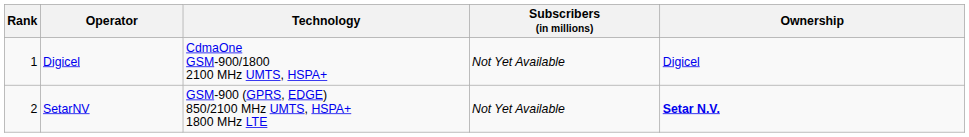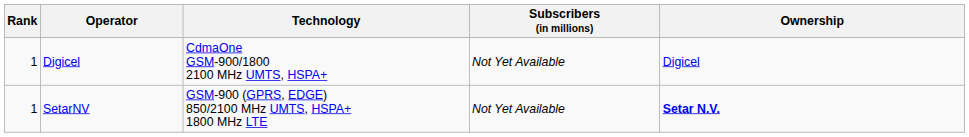(34, 108) 2 -> (34, 108) 1
